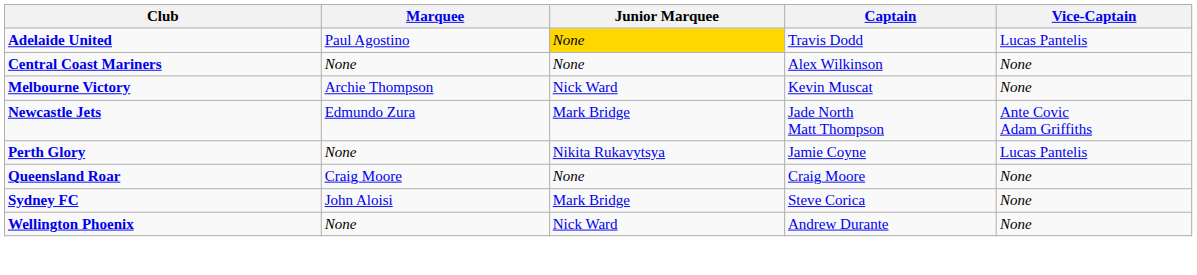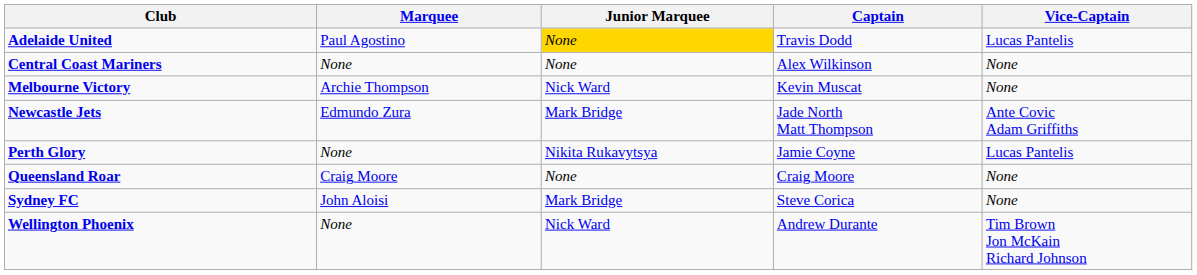(1016, 224) None -> (1036, 241) Tim Brown Jon McKain Richard Johnson
